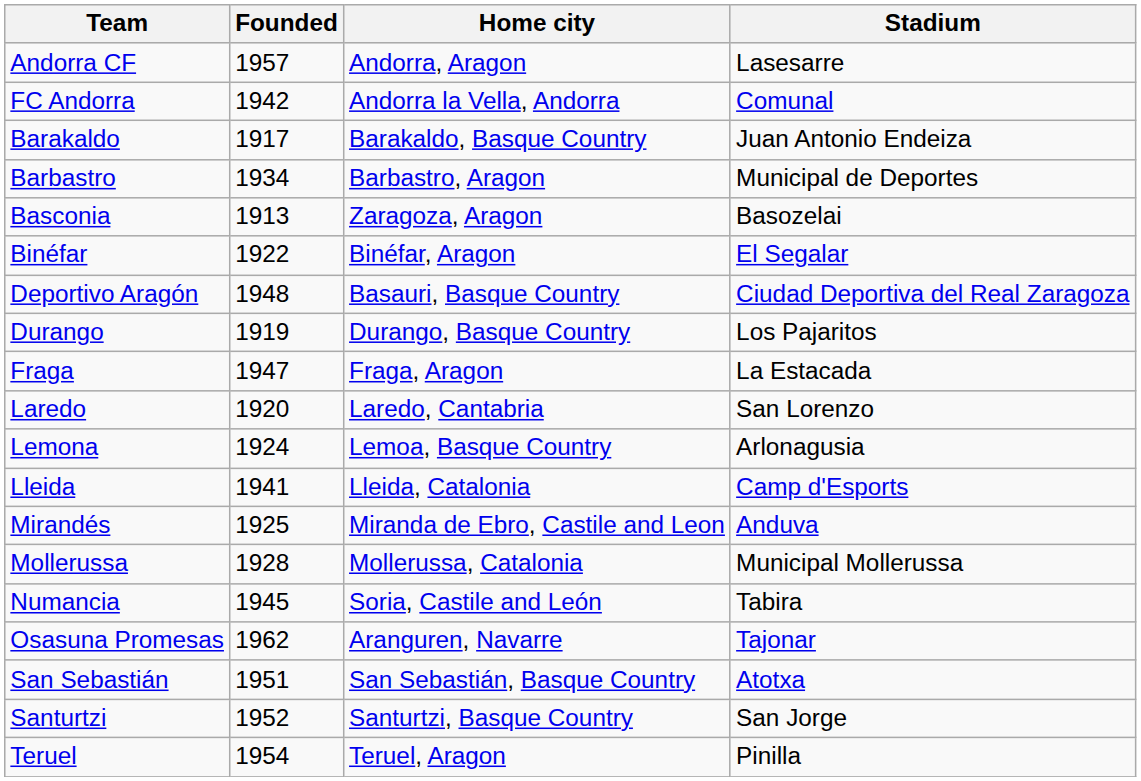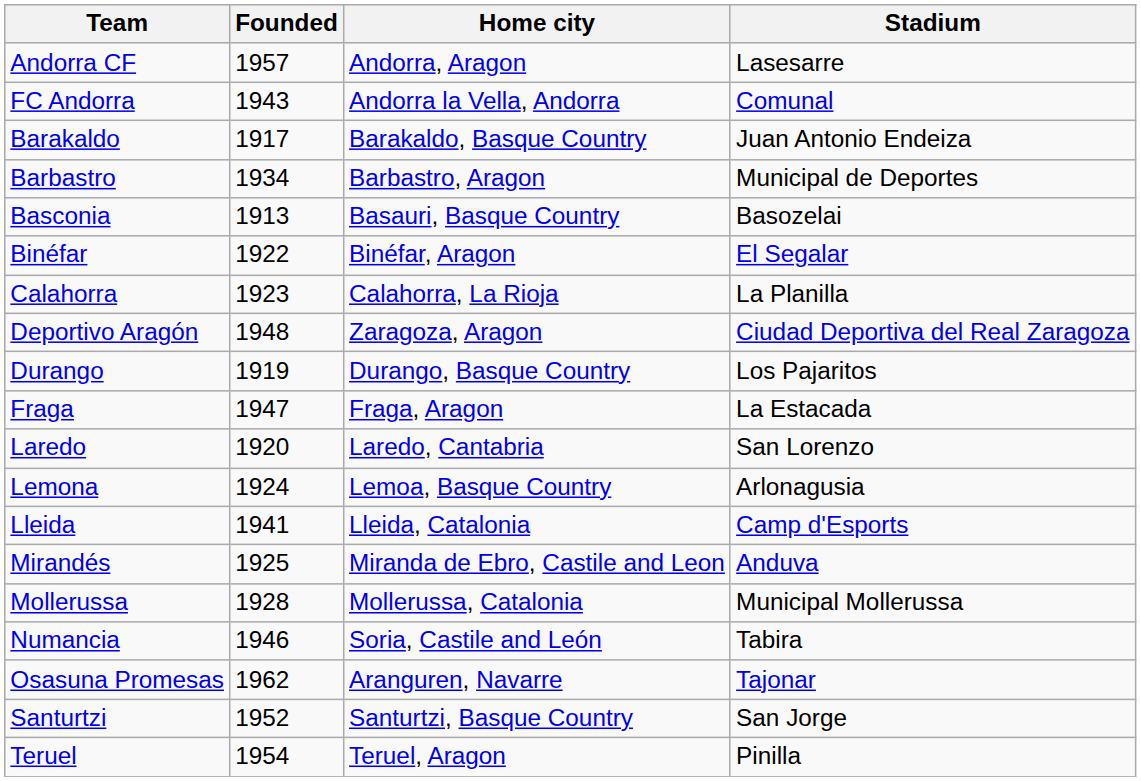(262, 100) 1942 -> (262, 100) 1943
(446, 216) Zaragoza, Aragon -> (484, 216) Basauri, Basque Country
+ row: (64, 293)
(484, 293) Basauri, Basque Country -> (446, 332) Zaragoza, Aragon
(262, 602) 1945 -> (262, 640) 1946
- row: (89, 679)
